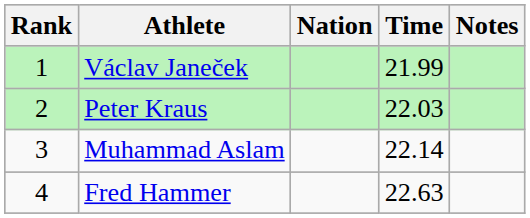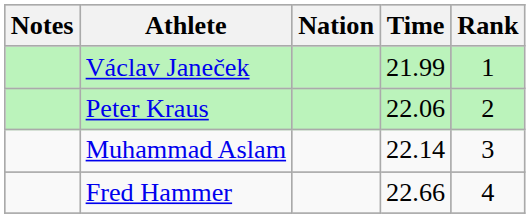columns swapped: (42, 25) <-> (487, 25)
(414, 108) 22.03 -> (416, 108) 22.06
(414, 191) 22.63 -> (416, 191) 22.66
